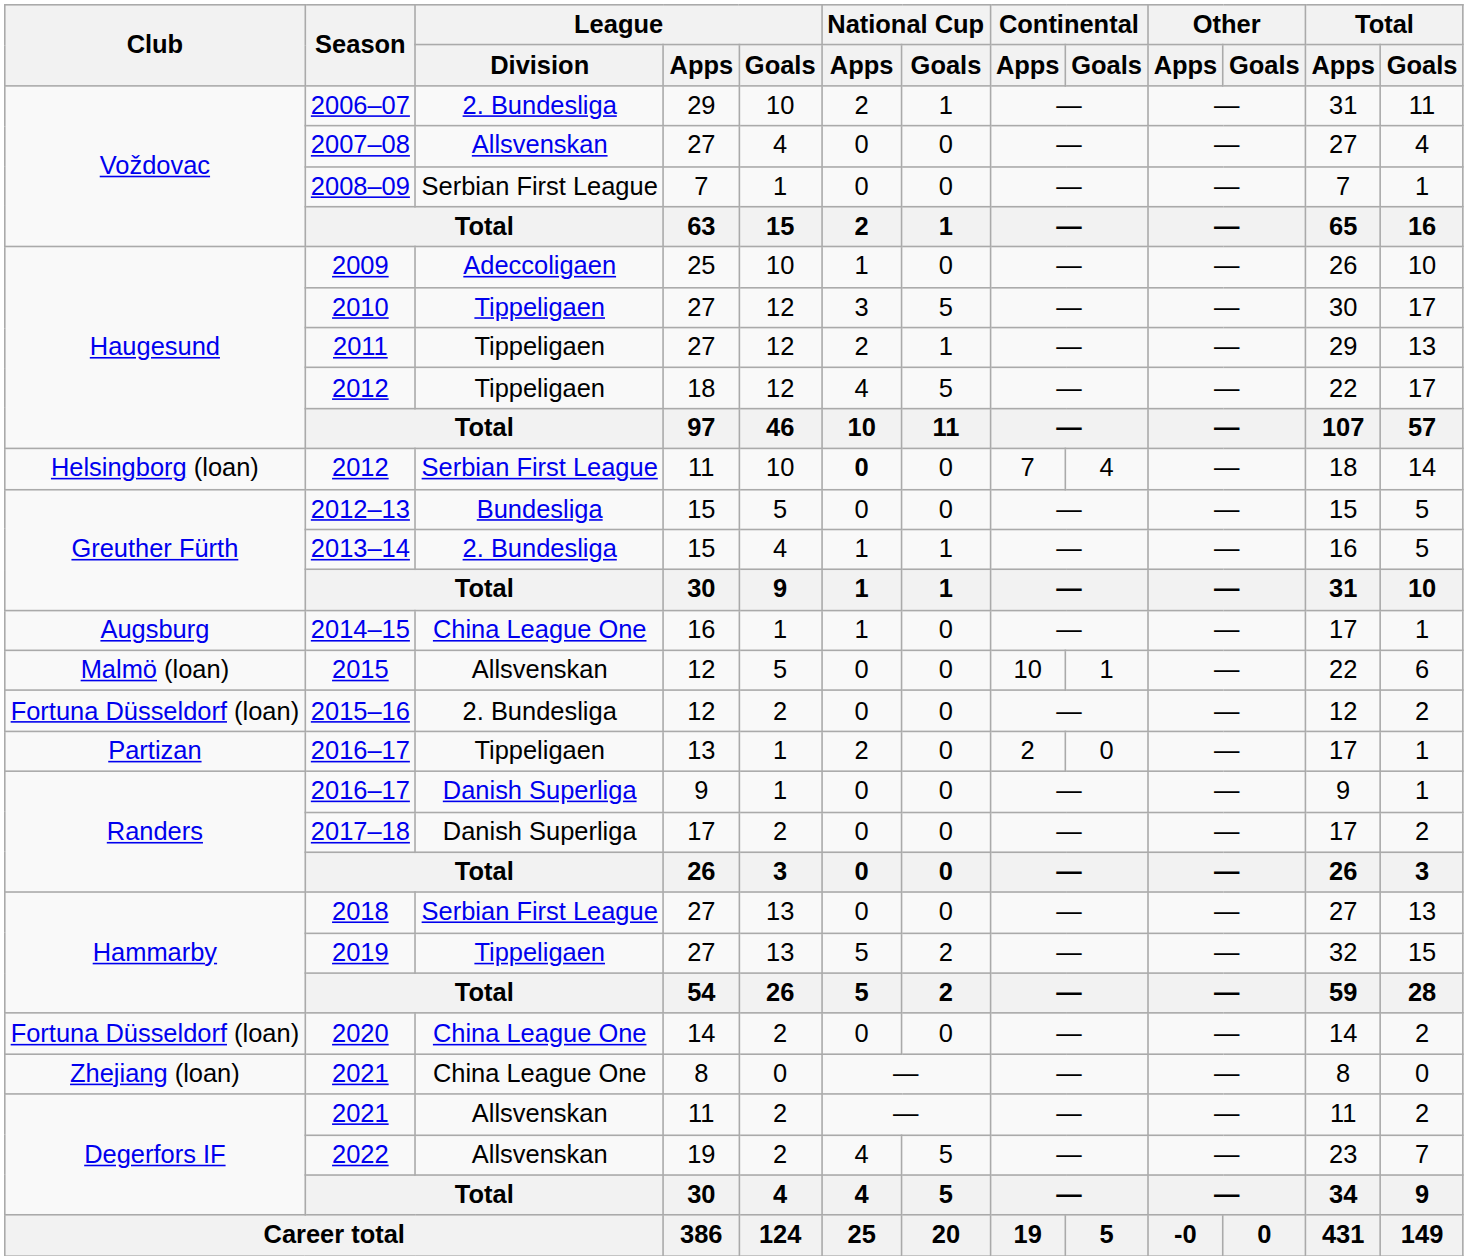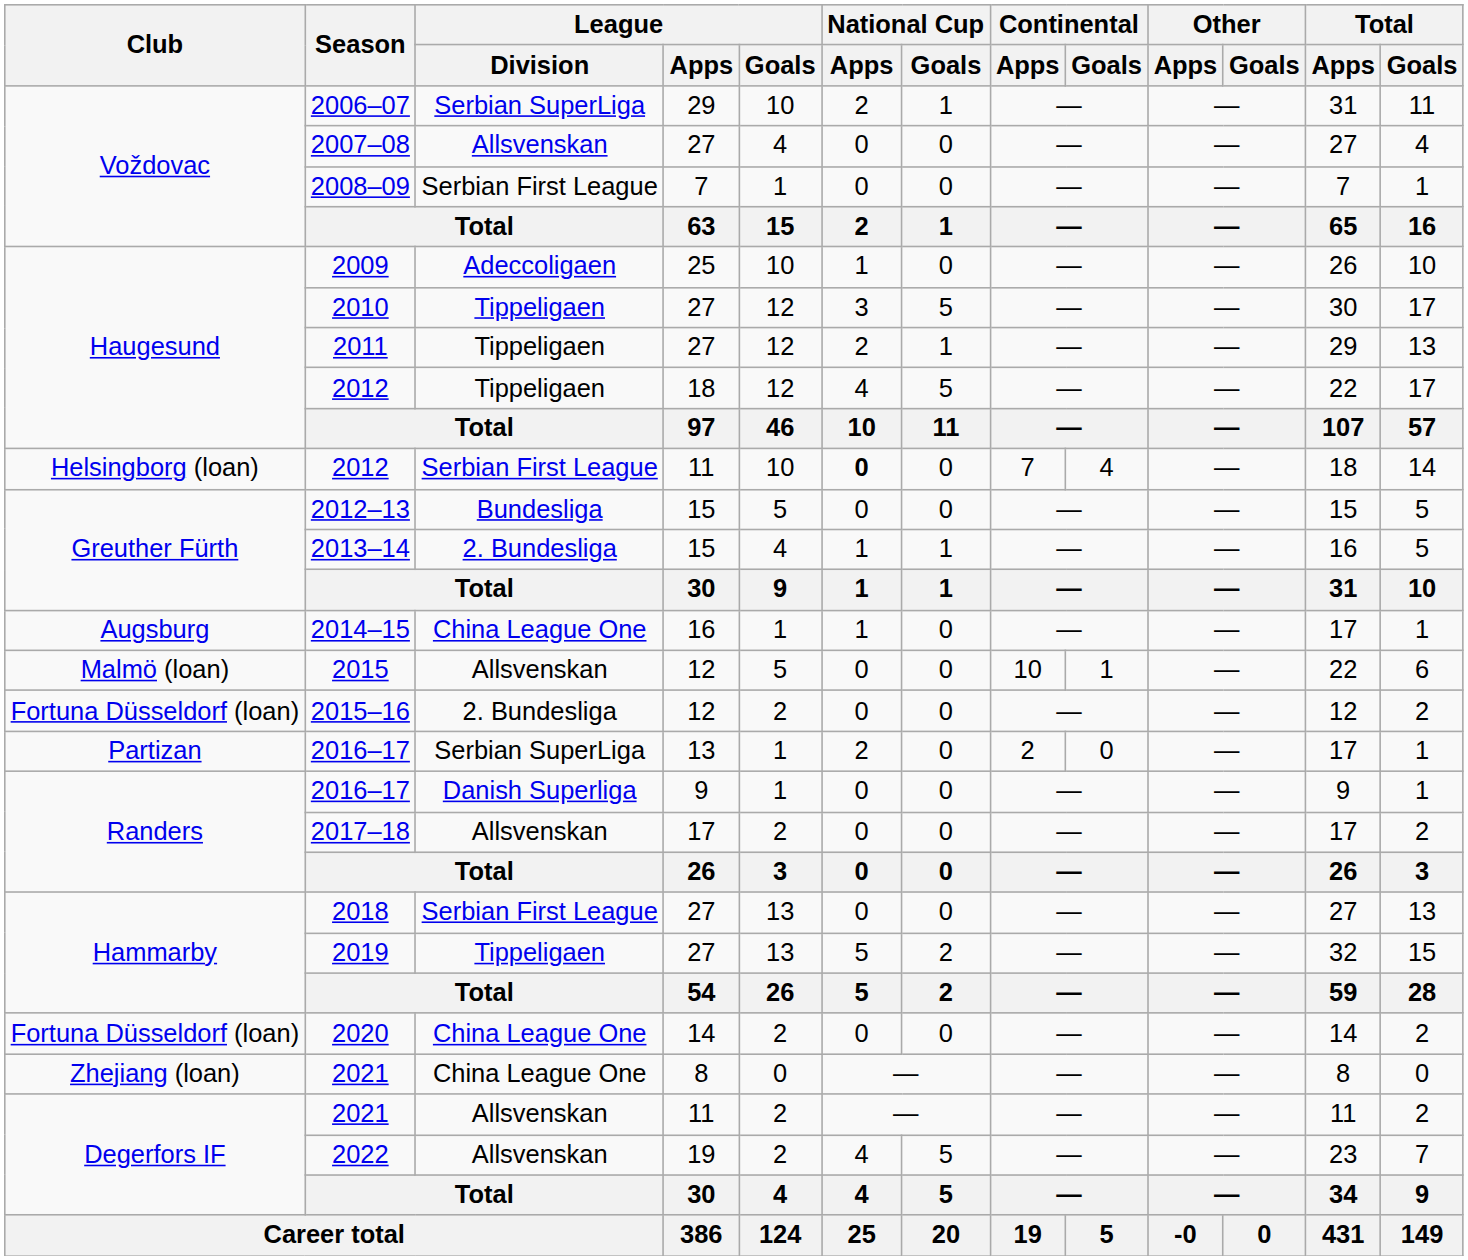(540, 105) 2. Bundesliga -> (540, 105) Serbian SuperLiga
(540, 750) Tippeligaen -> (540, 750) Serbian SuperLiga
(540, 831) Danish Superliga -> (540, 831) Allsvenskan
